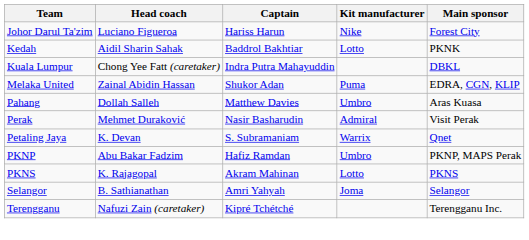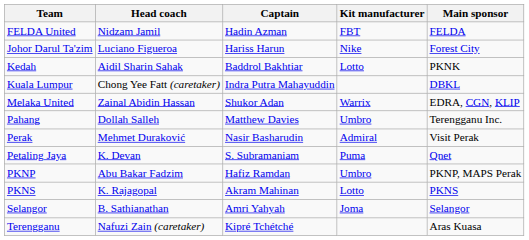+ row: (41, 31)
(352, 84) Puma -> (355, 102) Warrix
(456, 102) Aras Kuasa -> (466, 119) Terengganu Inc.
(355, 137) Warrix -> (352, 155) Puma
(466, 208) Terengganu Inc. -> (456, 226) Aras Kuasa
